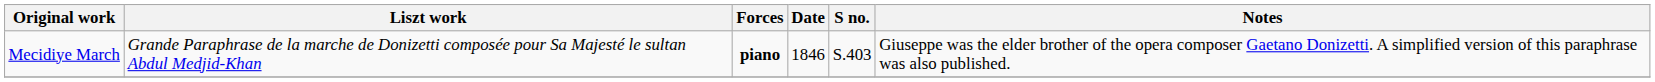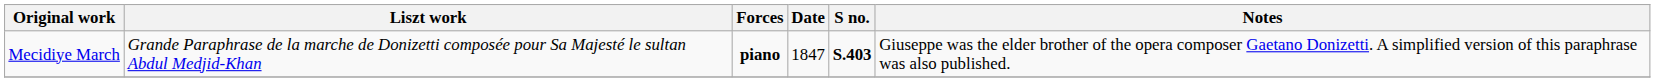(808, 53) 1846 -> (808, 53) 1847
(852, 53) normal -> (852, 53) bold
